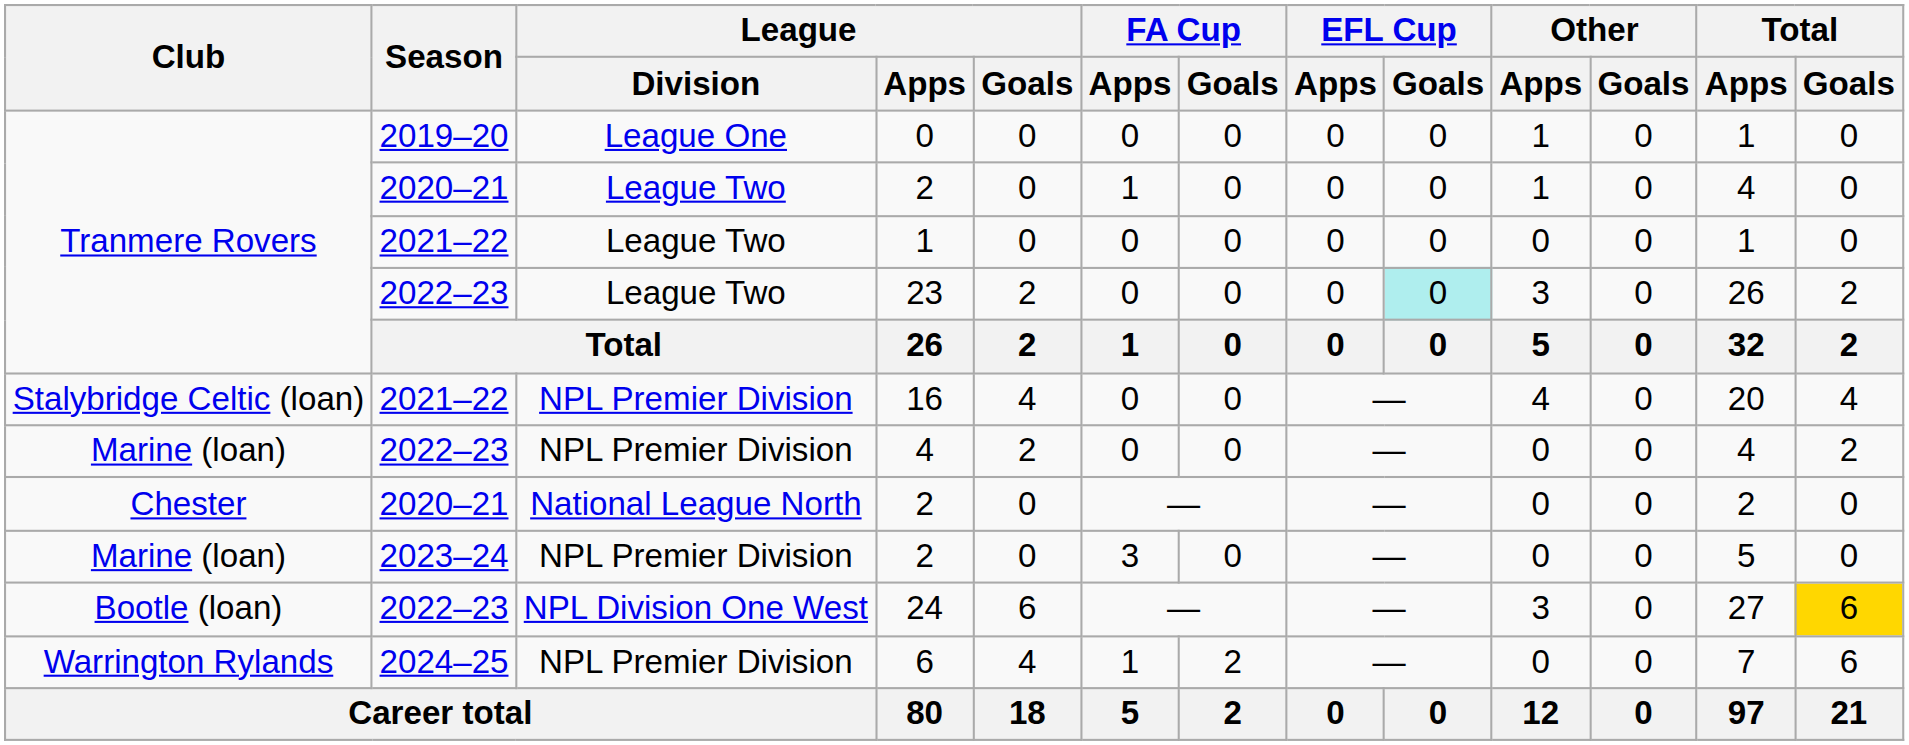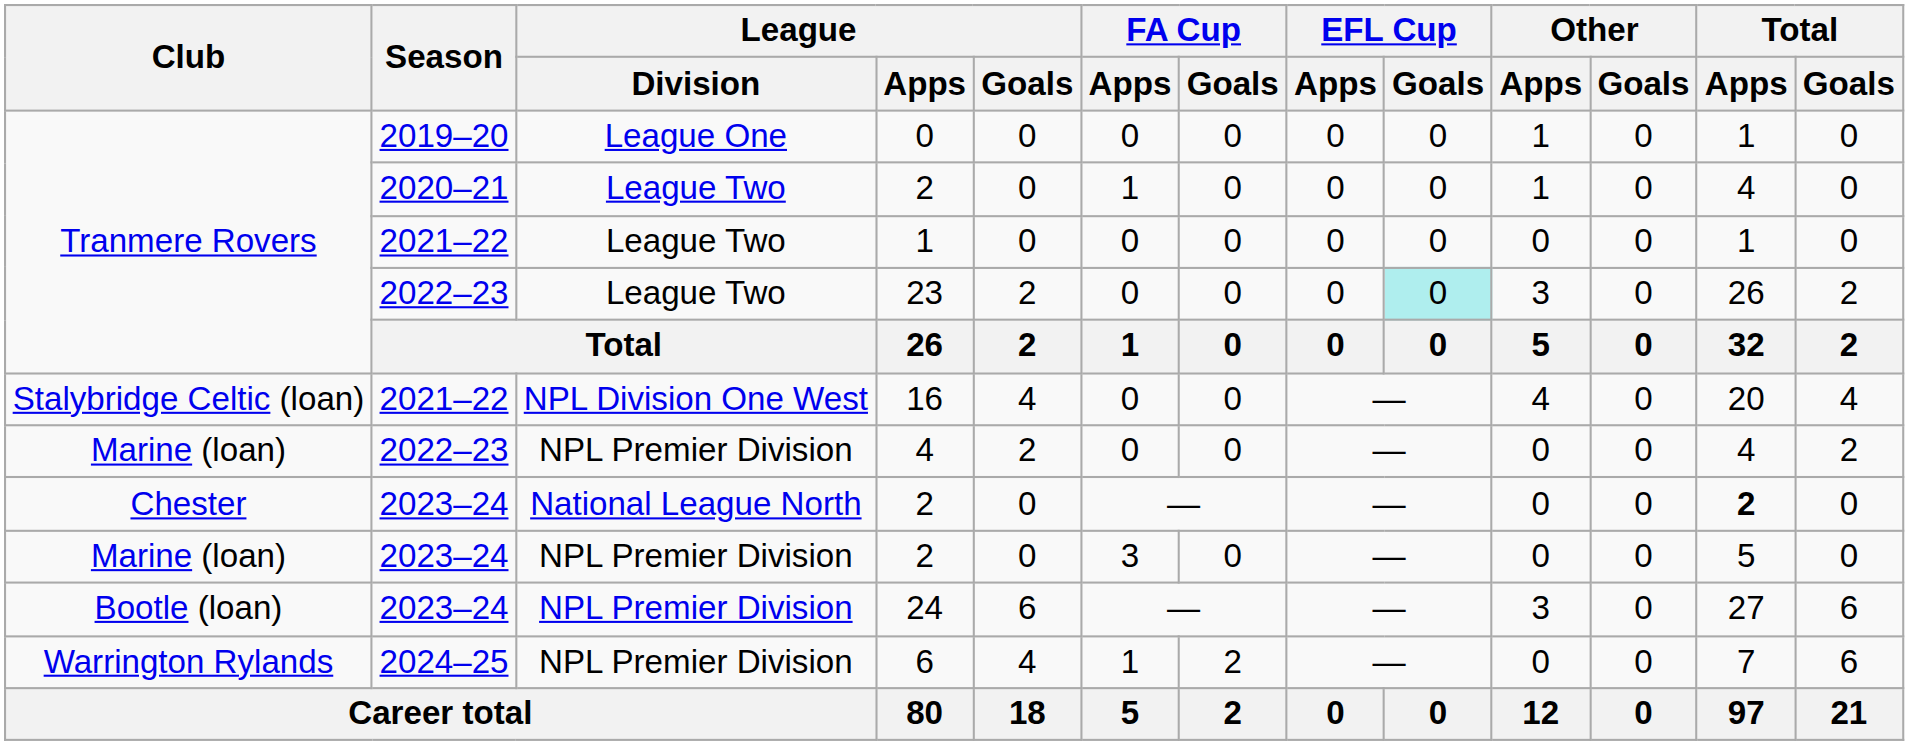(696, 398) NPL Premier Division -> (696, 398) NPL Division One West
(444, 503) 2020–21 -> (444, 503) 2023–24
(1746, 503) normal -> (1746, 503) bold
(444, 608) 2022–23 -> (444, 608) 2023–24
(696, 608) NPL Division One West -> (696, 608) NPL Premier Division
(1849, 608) gold background -> (1849, 608) no background
